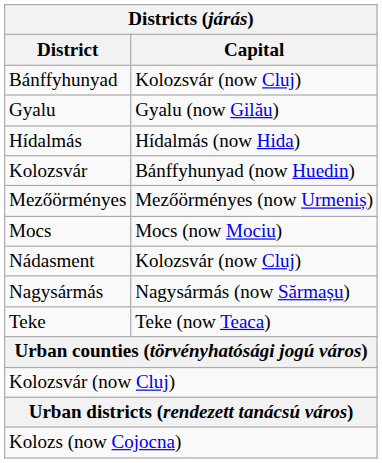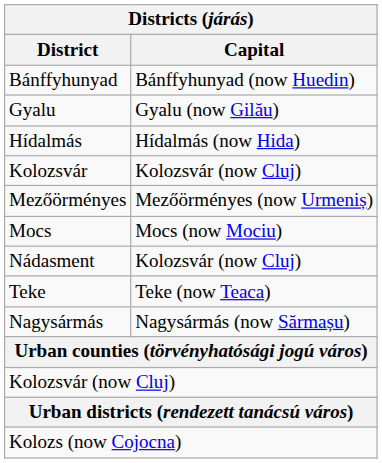(218, 79) Kolozsvár (now Cluj) -> (245, 79) Bánffyhunyad (now Huedin)
(245, 170) Bánffyhunyad (now Huedin) -> (218, 170) Kolozsvár (now Cluj)
rows swapped: (56, 291) <-> (27, 321)
